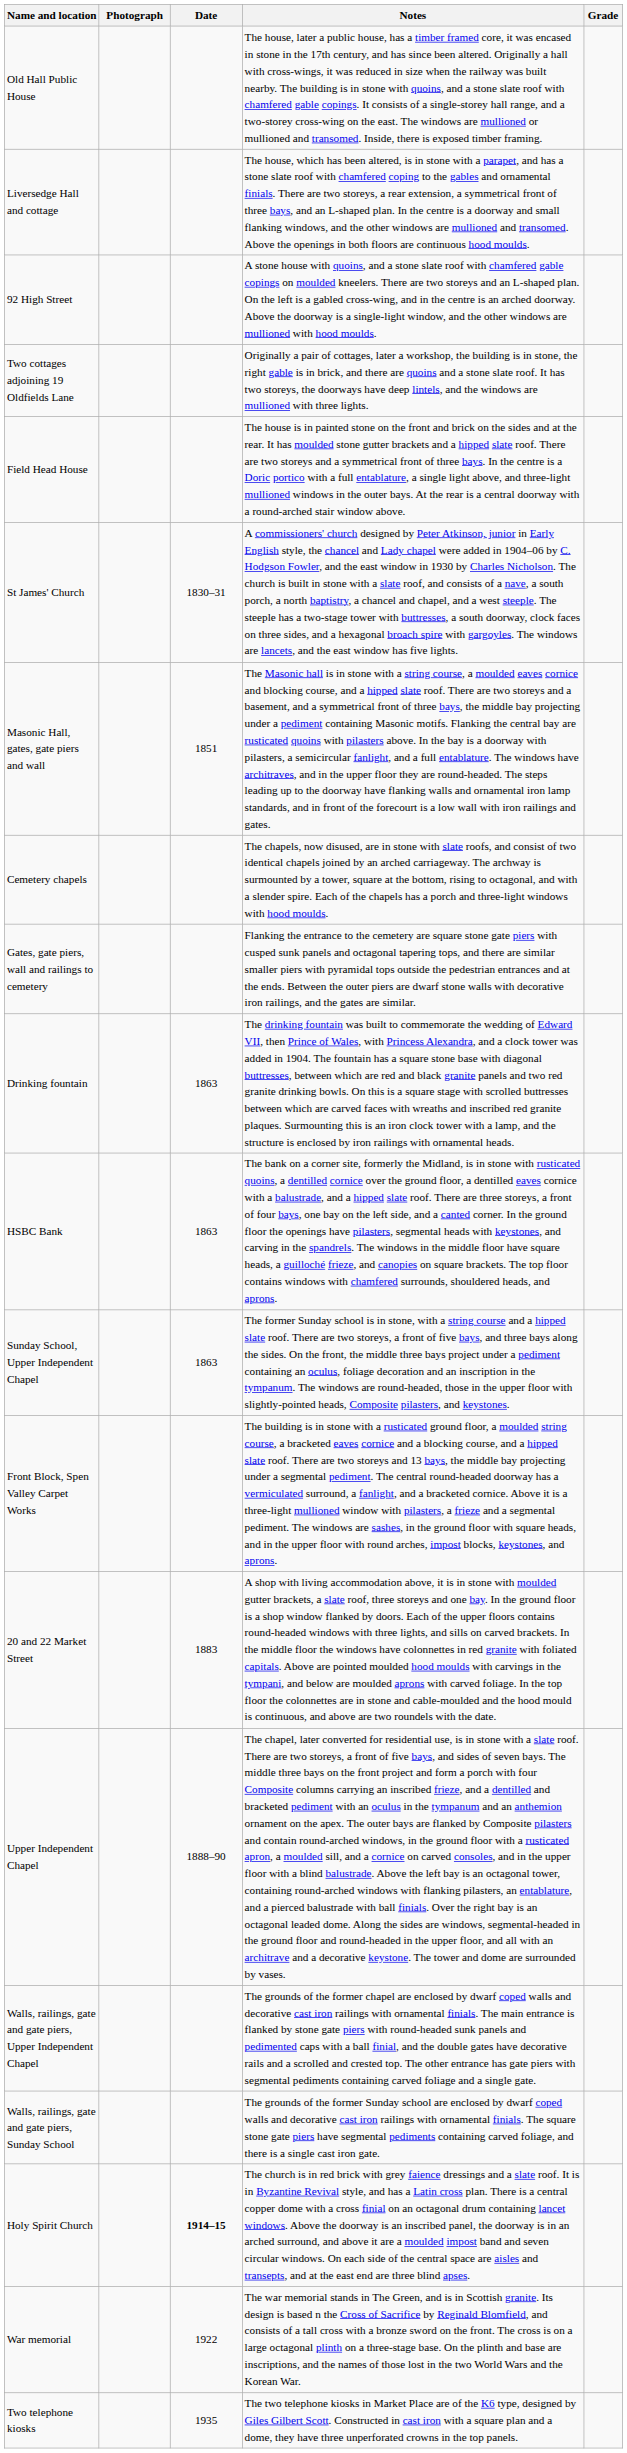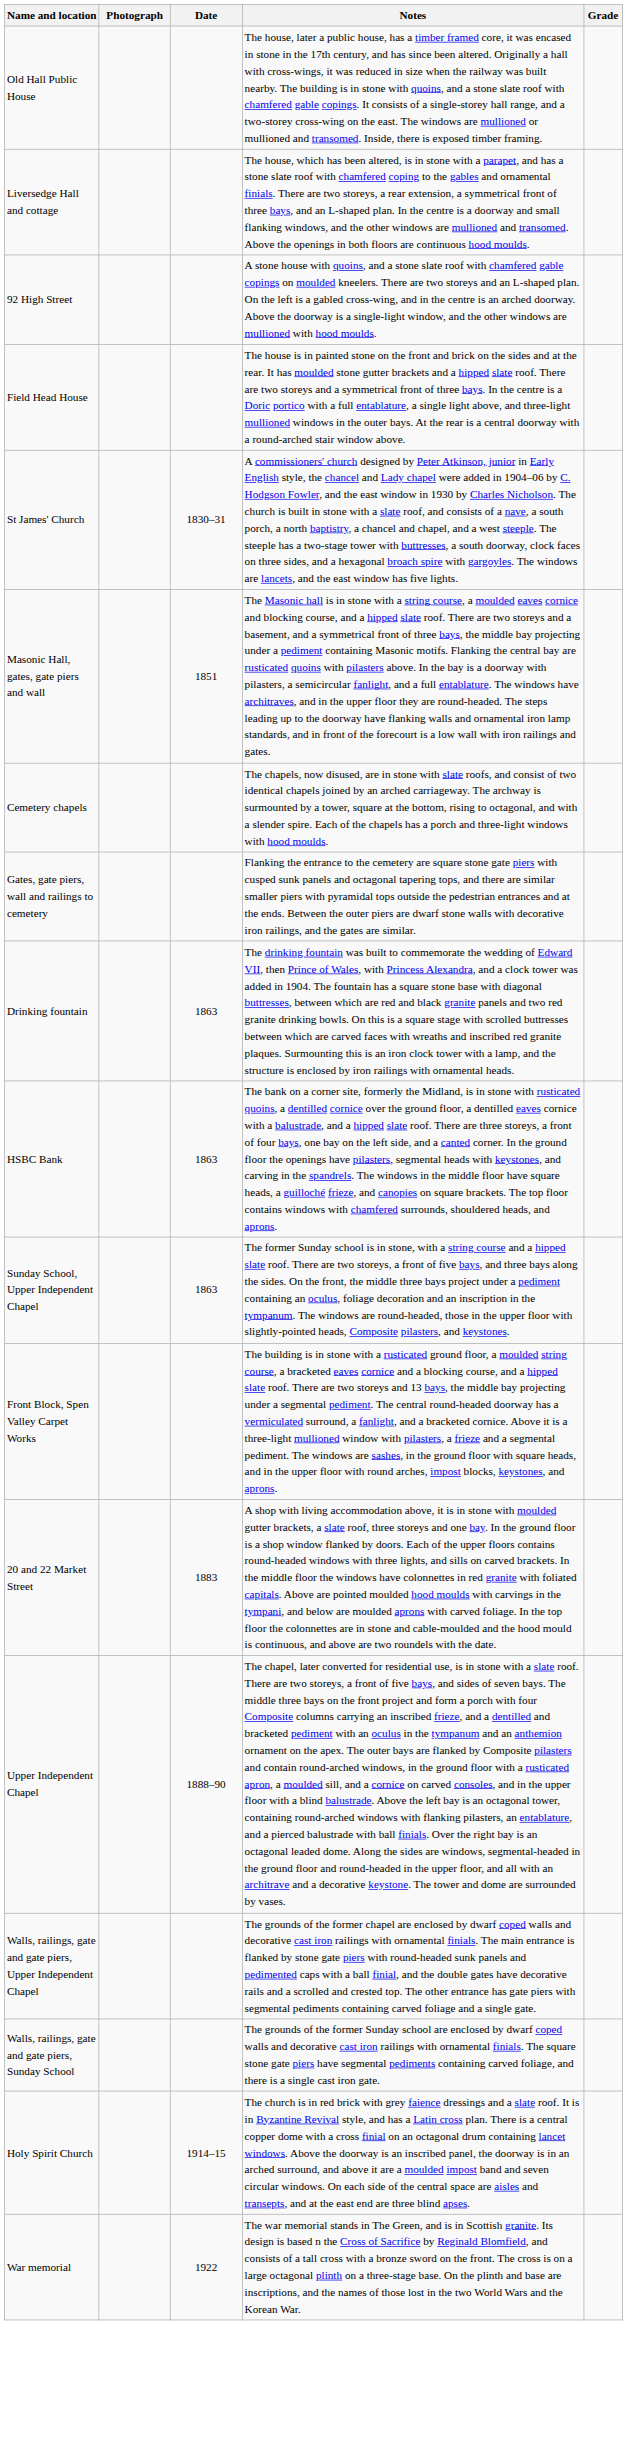- row: (40, 380)
(206, 2225) bold -> (206, 2152) normal
- row: (40, 2420)
